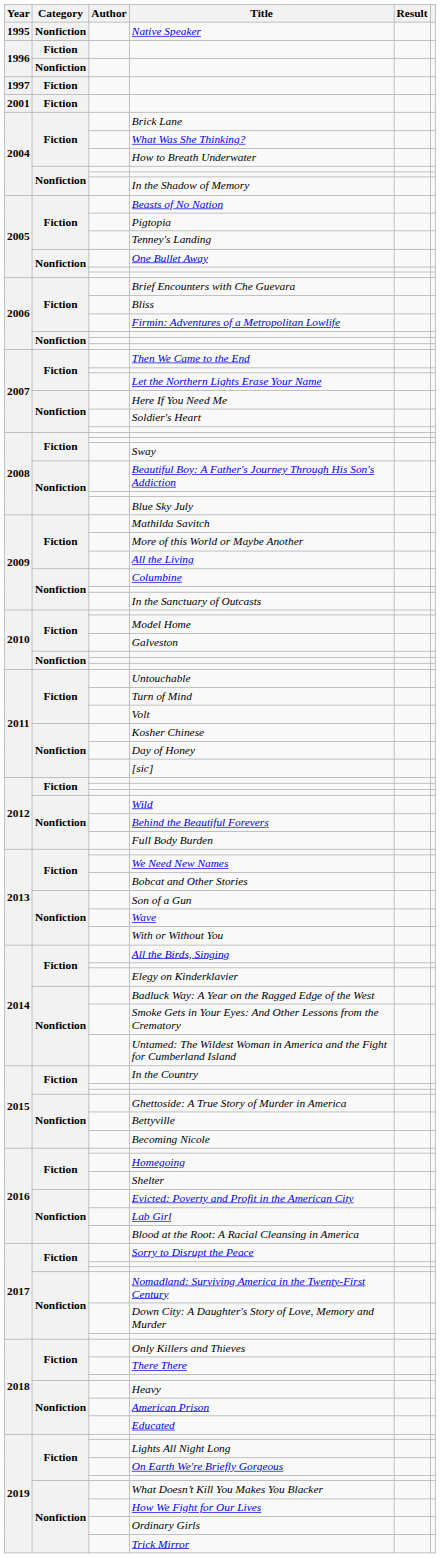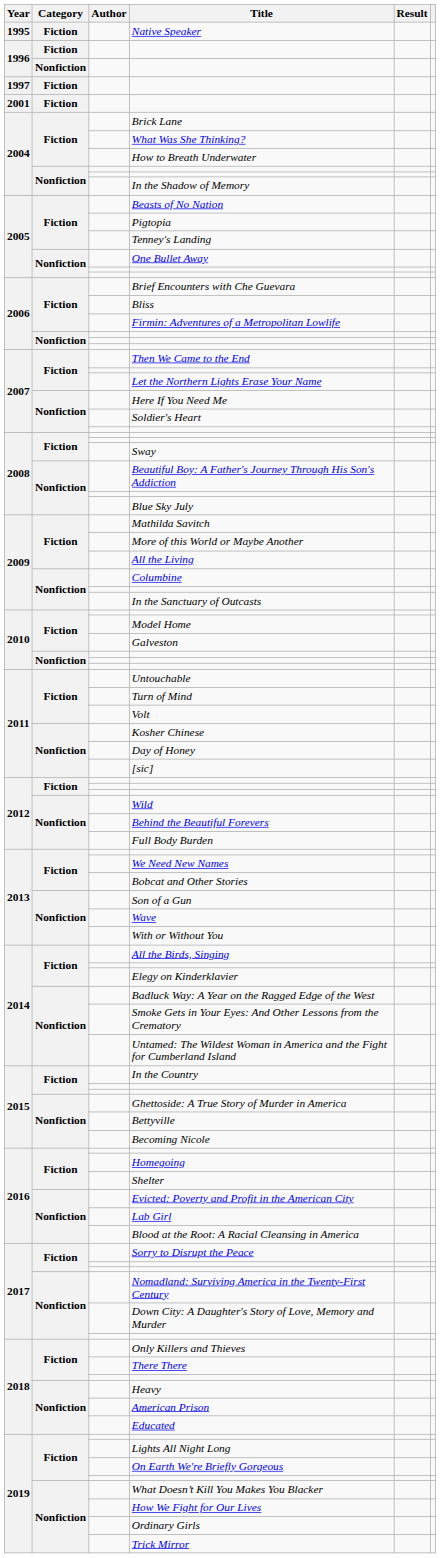(60, 31) Nonfiction -> (60, 31) Fiction
